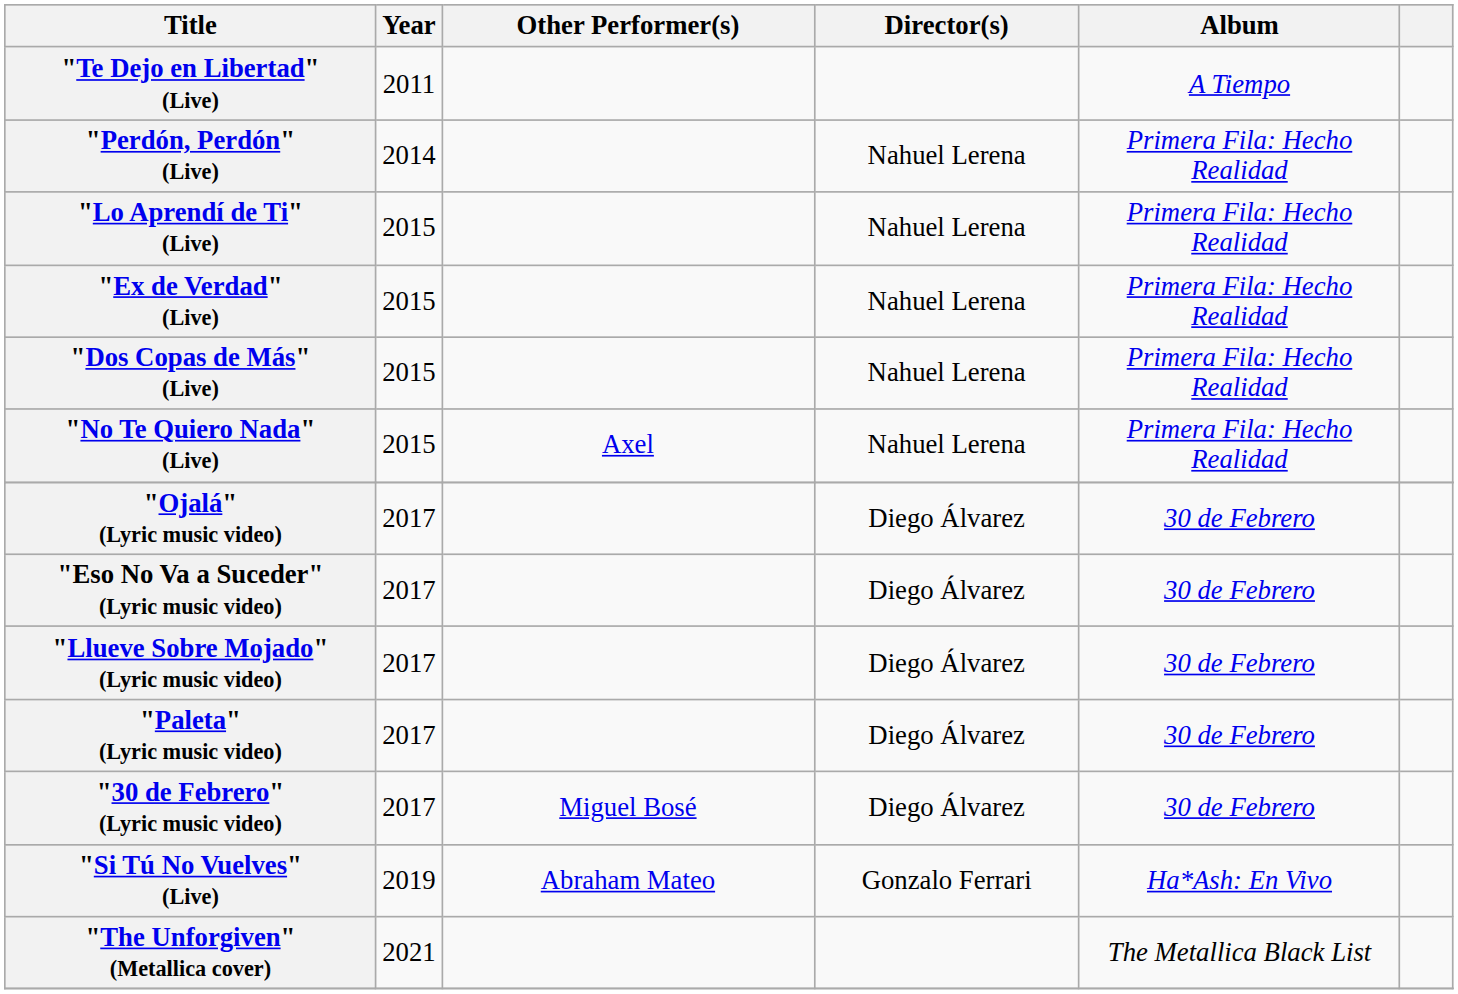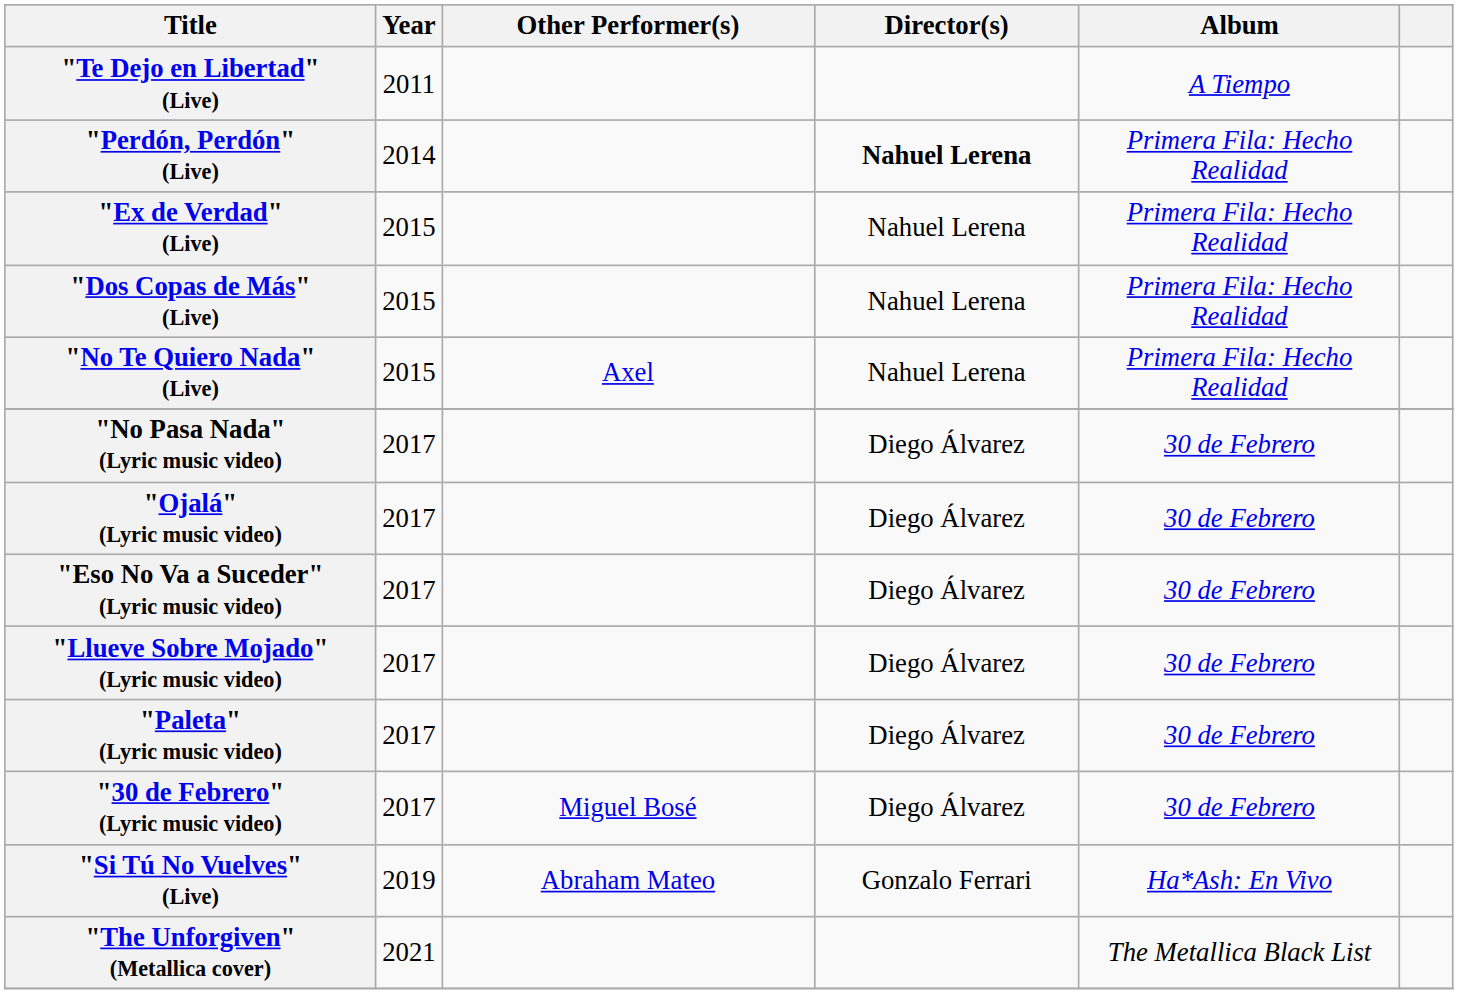(947, 155) normal -> (947, 155) bold
- row: (190, 227)
+ row: (190, 445)
